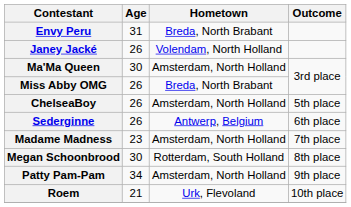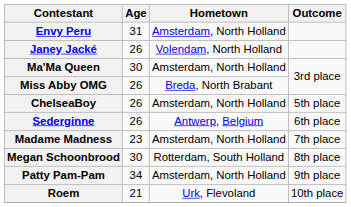(219, 31) Breda, North Brabant -> (219, 31) Amsterdam, North Holland
